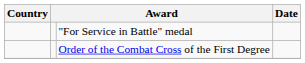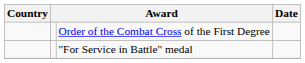rows swapped: (164, 49) <-> (126, 31)
